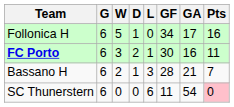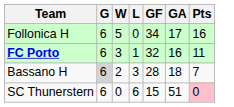- column: (137, 14)
(167, 53) 30 -> (152, 53) 32
(103, 72) no background -> (103, 72) lightgrey background
(190, 72) 21 -> (175, 72) 18
(166, 92) 11 -> (152, 92) 15
(190, 92) 54 -> (175, 92) 51
